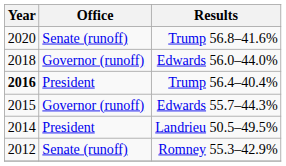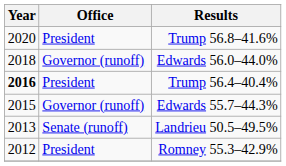(85, 37) Senate (runoff) -> (69, 37) President
(22, 127) 2014 -> (22, 127) 2013
(69, 127) President -> (85, 127) Senate (runoff)
(85, 149) Senate (runoff) -> (69, 149) President
